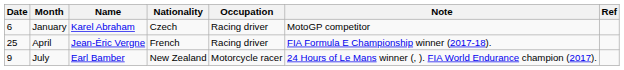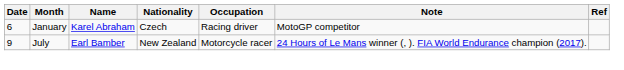- row: (42, 42)
